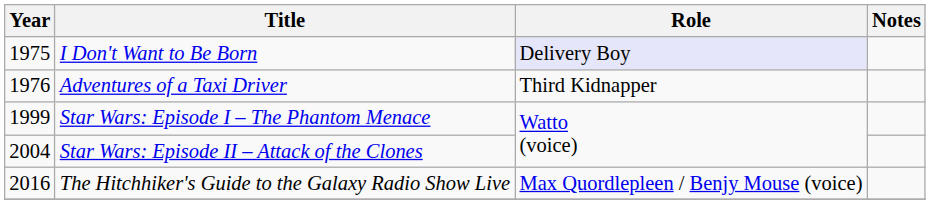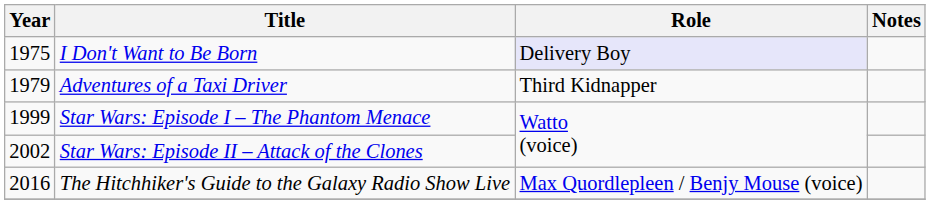(30, 85) 1976 -> (30, 85) 1979
(30, 150) 2004 -> (30, 150) 2002
